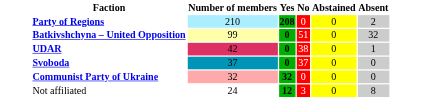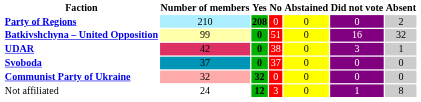+ column: (357, 7)
